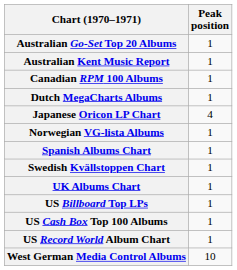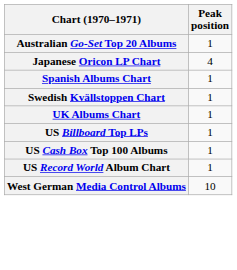- row: (96, 61)
- row: (96, 79)
- row: (96, 97)
- row: (96, 132)
